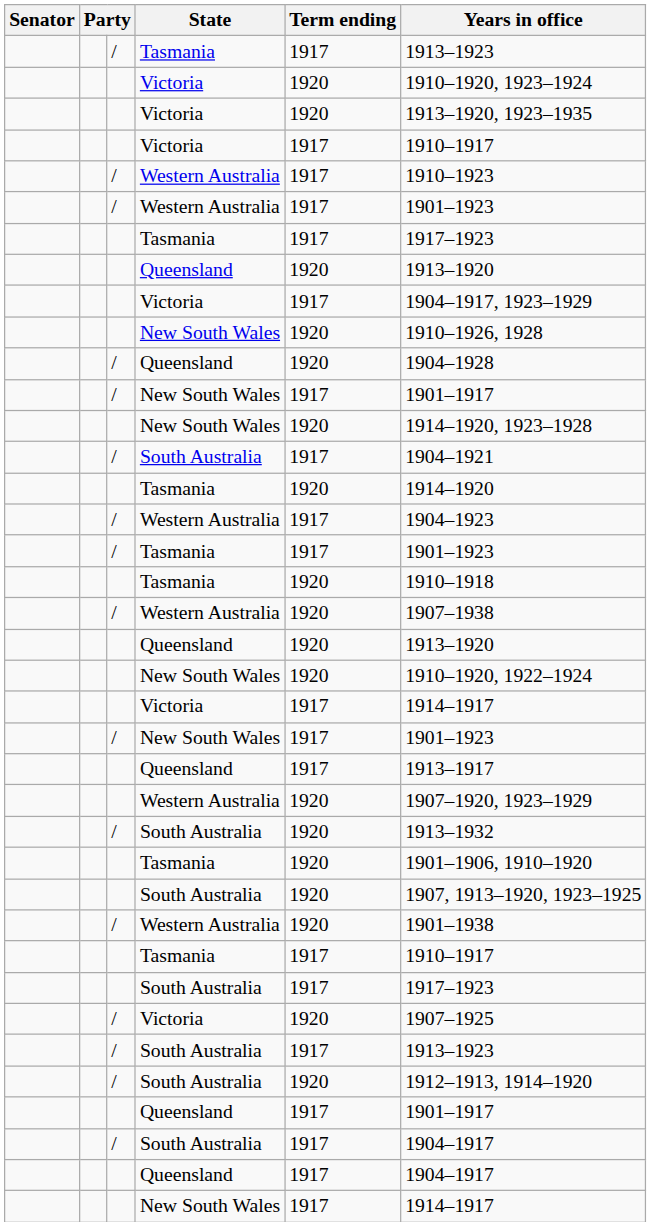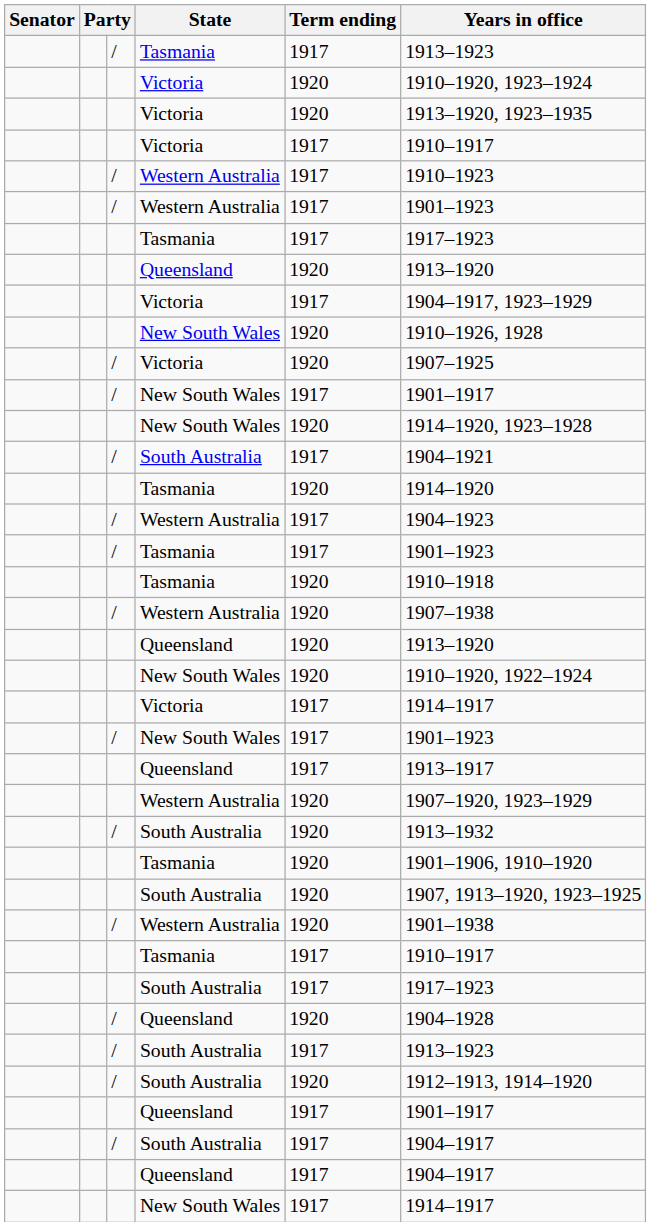rows swapped: (114, 363) <-> (114, 1018)
